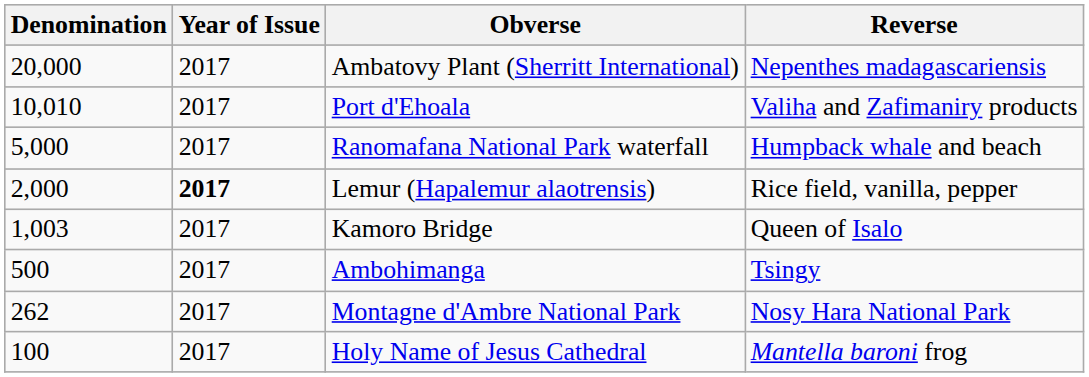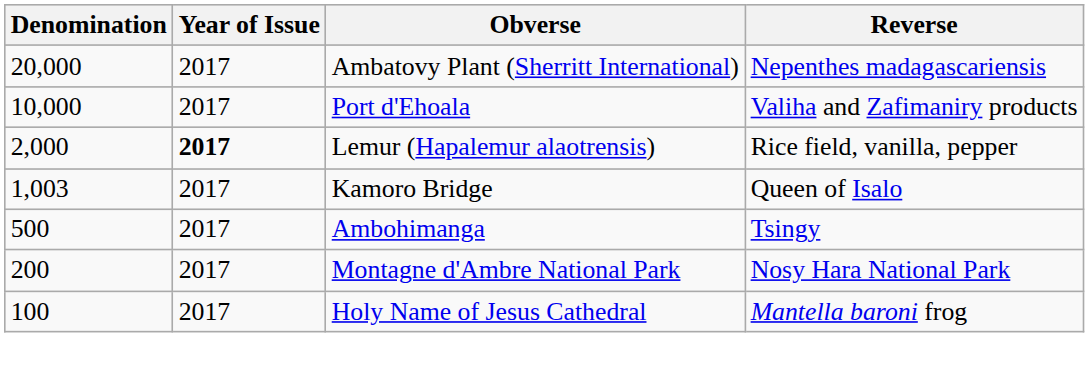(46, 106) 10,010 -> (46, 106) 10,000
- row: (520, 147)
(30, 310) 262 -> (30, 270) 200
